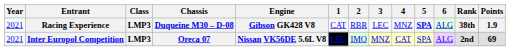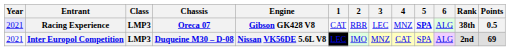(15, 24) no background -> (15, 24) lavender background
(194, 24) Duqueine M30 – D-08 -> (194, 24) Oreca 07
(492, 24) 1.9 -> (492, 24) 0.5
(194, 38) Oreca 07 -> (194, 38) Duqueine M30 – D-08
